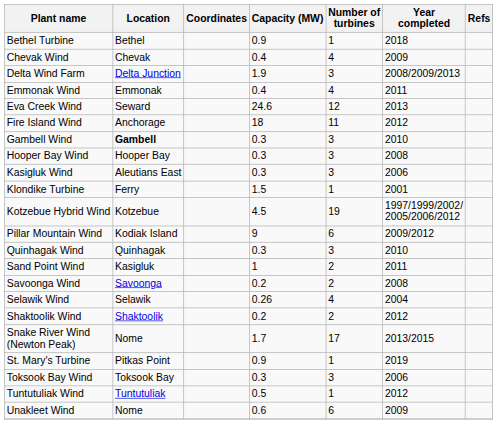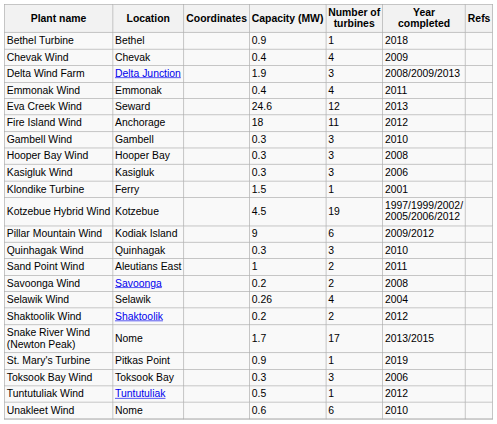(136, 139) bold -> (134, 139) normal
(148, 172) Aleutians East -> (135, 172) Kasigluk
(135, 267) Kasigluk -> (148, 267) Aleutians East
(397, 410) 2009 -> (397, 410) 2010
